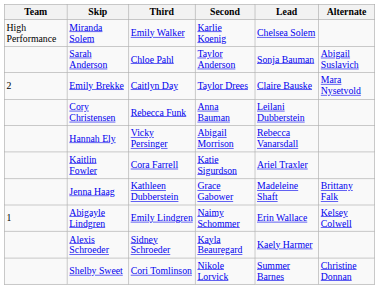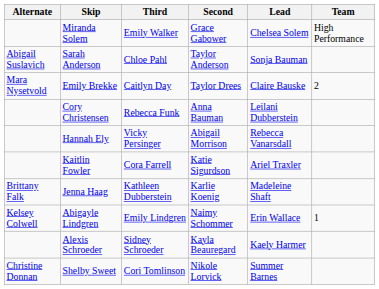columns swapped: (36, 12) <-> (347, 12)
(212, 33) Karlie Koenig -> (208, 33) Grace Gabower
(215, 191) Grace Gabower -> (205, 191) Karlie Koenig
